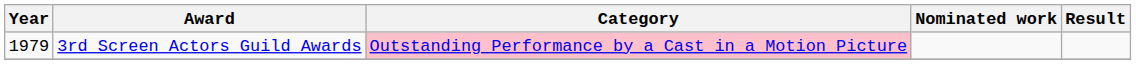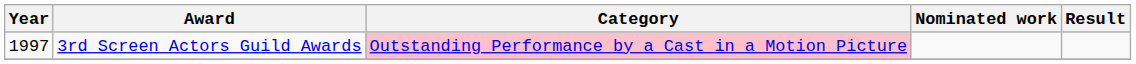(29, 46) 1979 -> (29, 46) 1997
